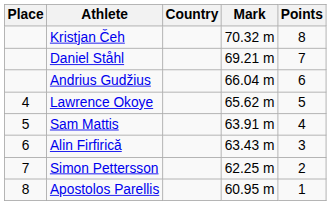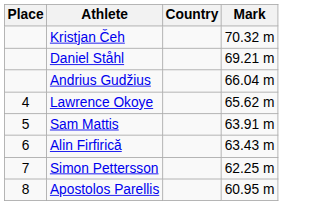- column: (302, 15)
